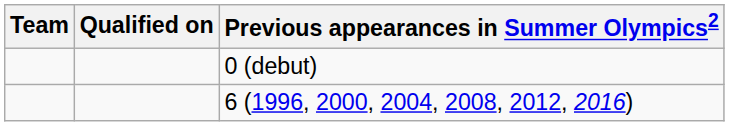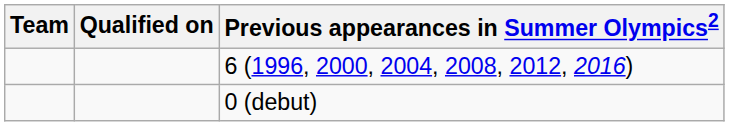rows swapped: (429, 102) <-> (271, 65)
